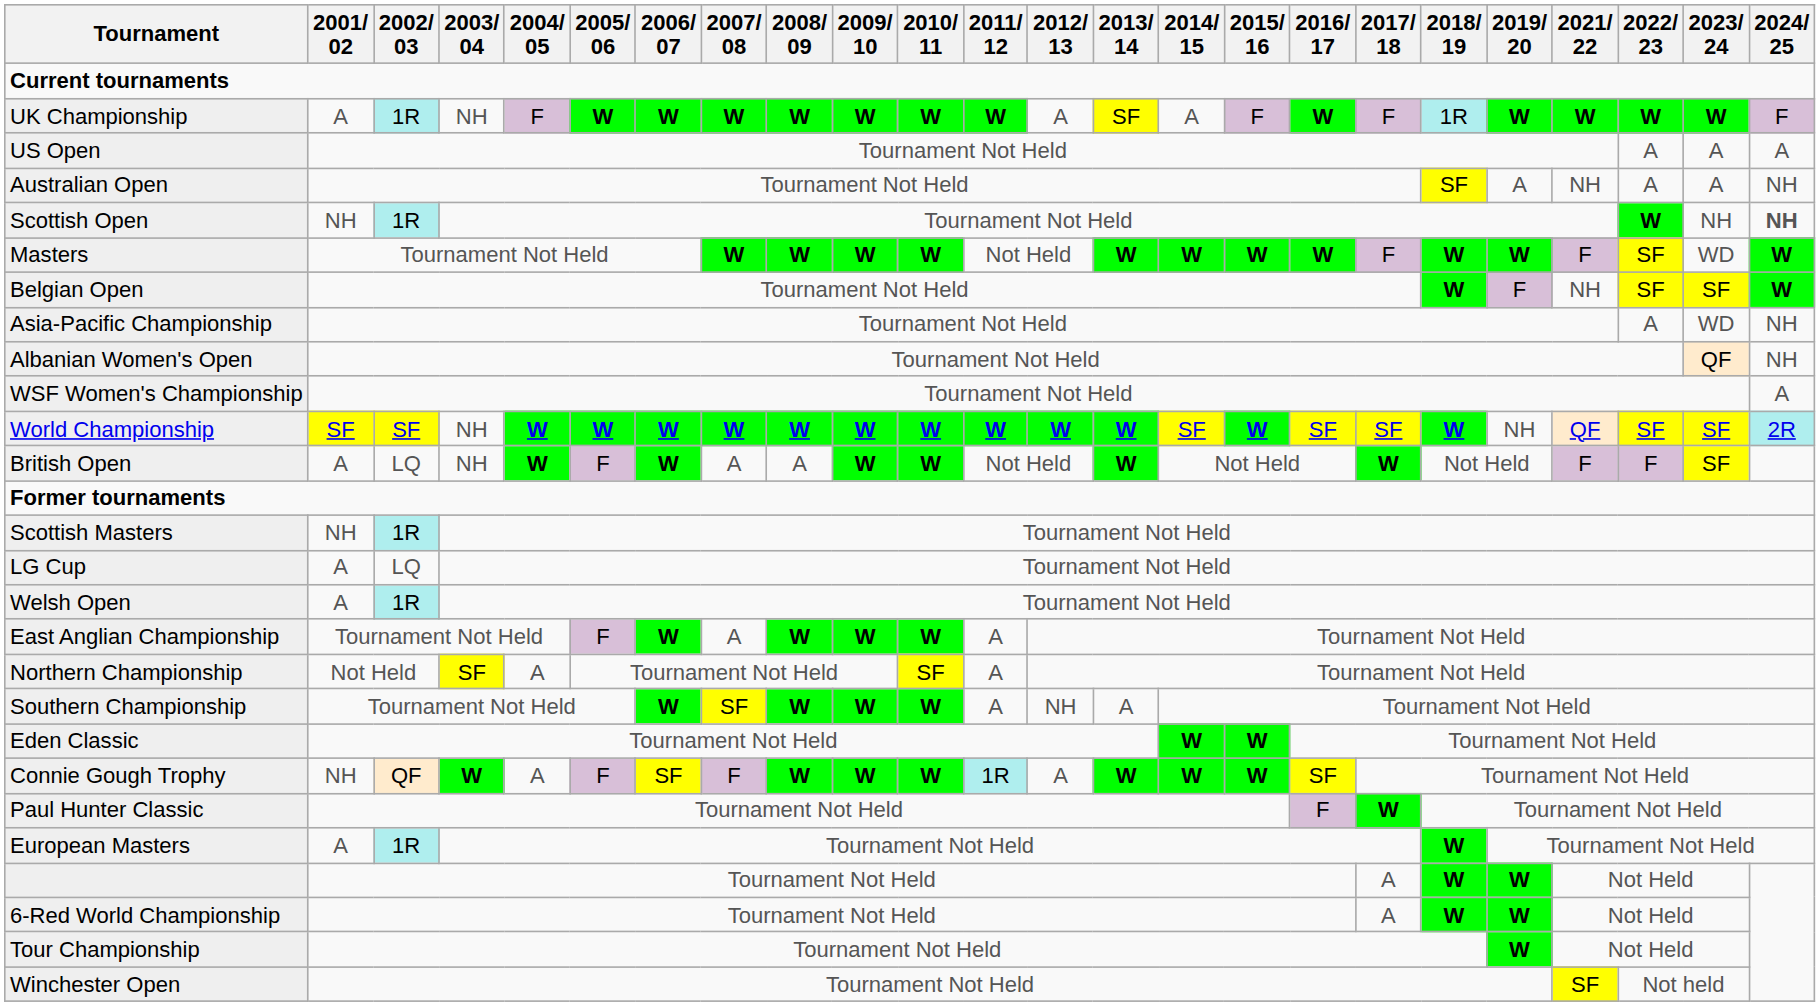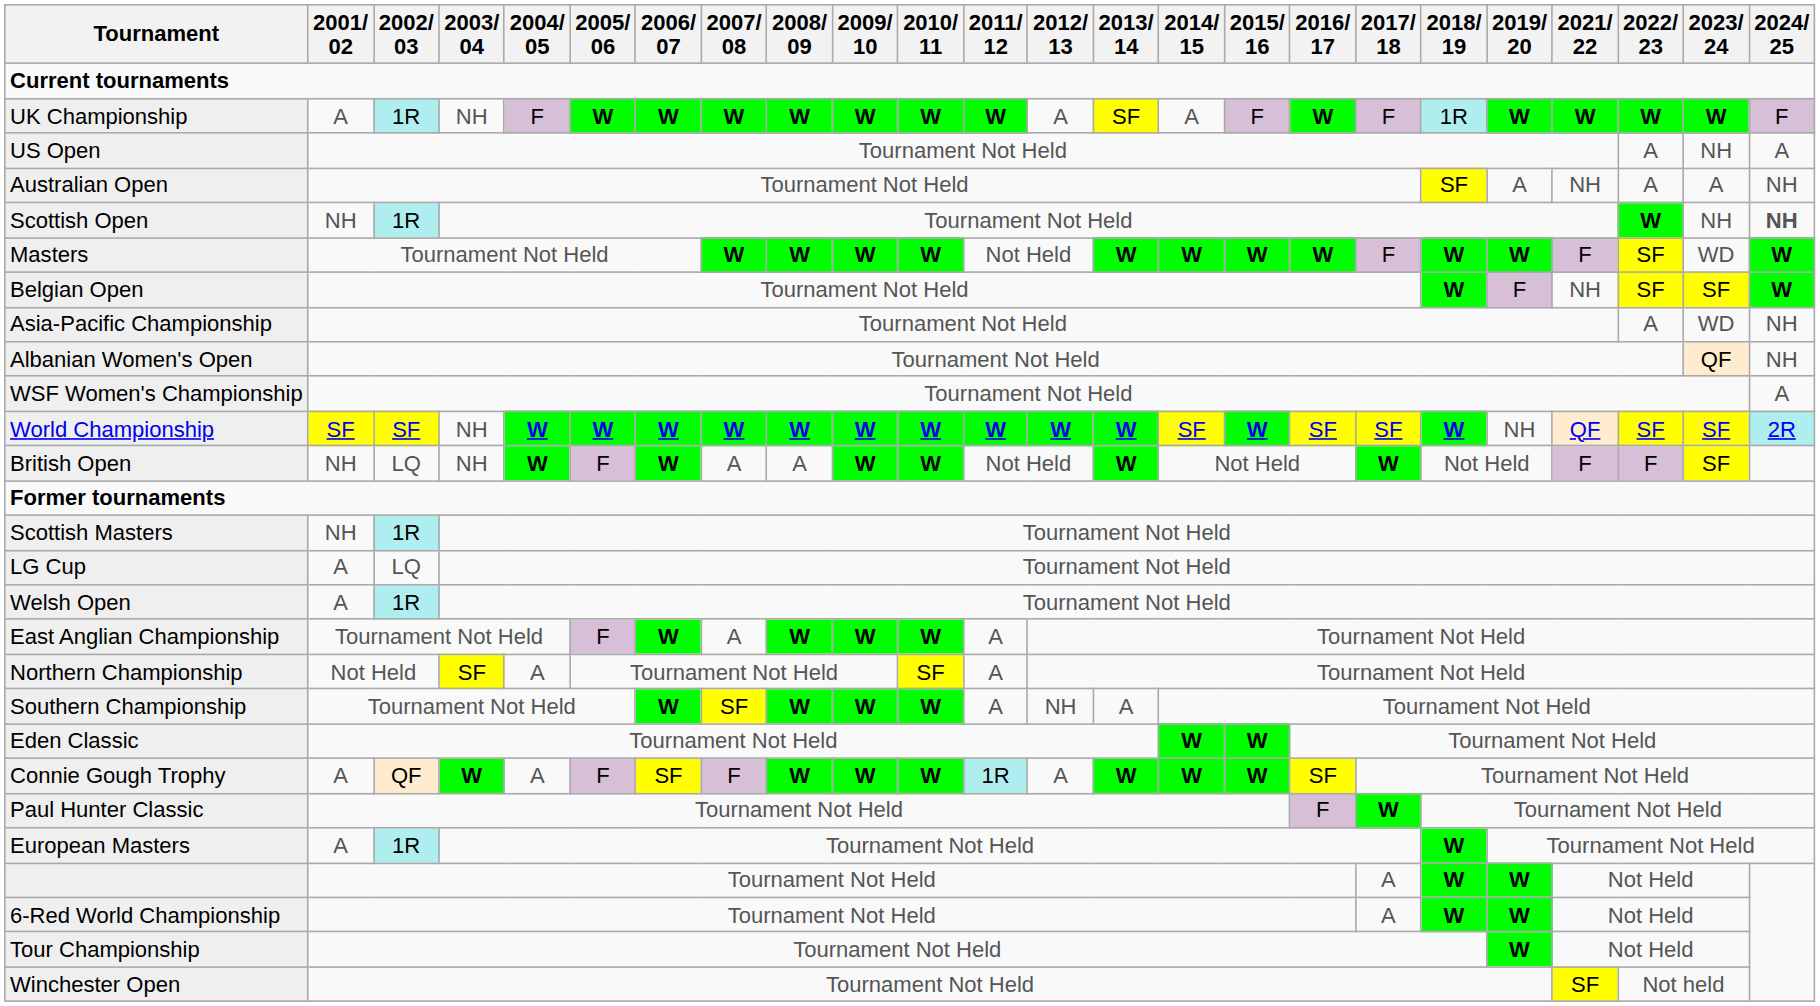(1716, 150) A -> (1716, 150) NH
(341, 463) A -> (341, 463) NH
(341, 775) NH -> (341, 775) A
